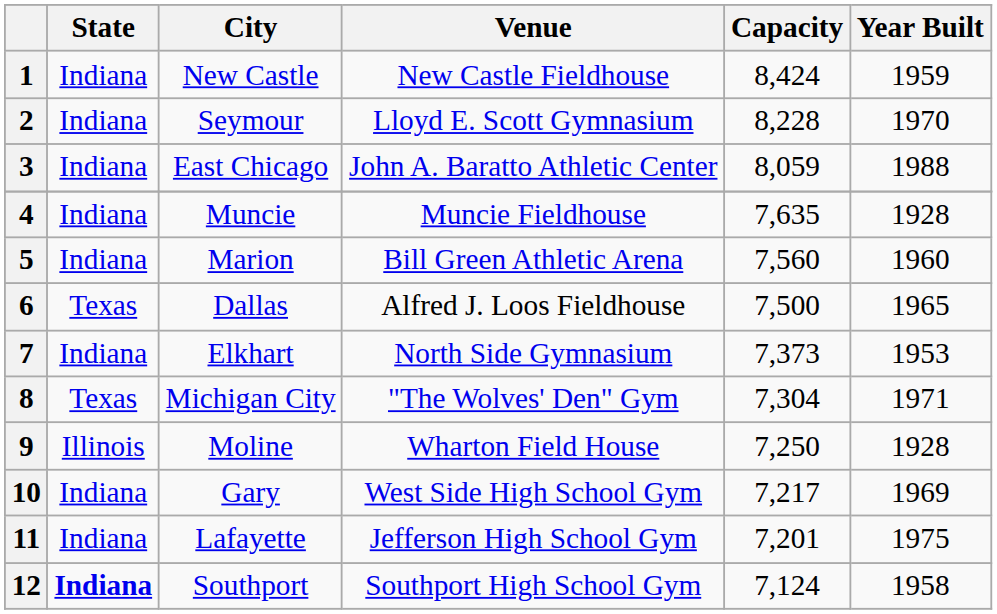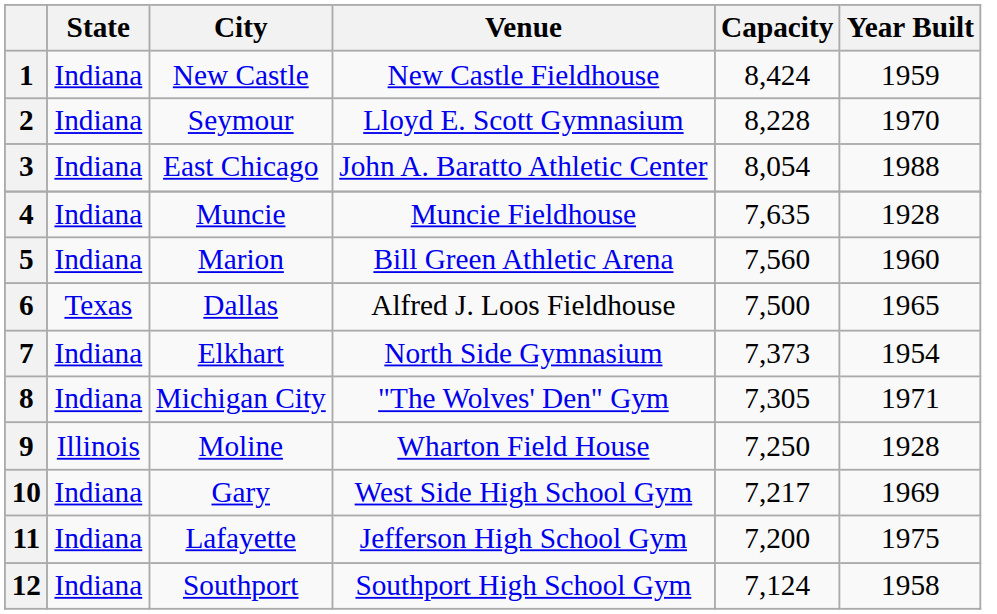(787, 167) 8,059 -> (777, 167) 8,054
(920, 352) 1953 -> (910, 352) 1954
(103, 399) Texas -> (98, 399) Indiana
(787, 399) 7,304 -> (777, 399) 7,305
(787, 538) 7,201 -> (777, 538) 7,200
(103, 584) bold -> (98, 584) normal
